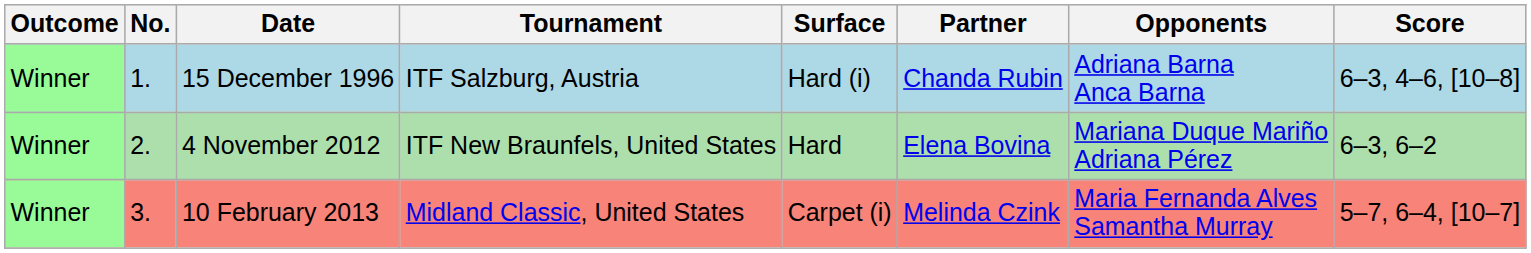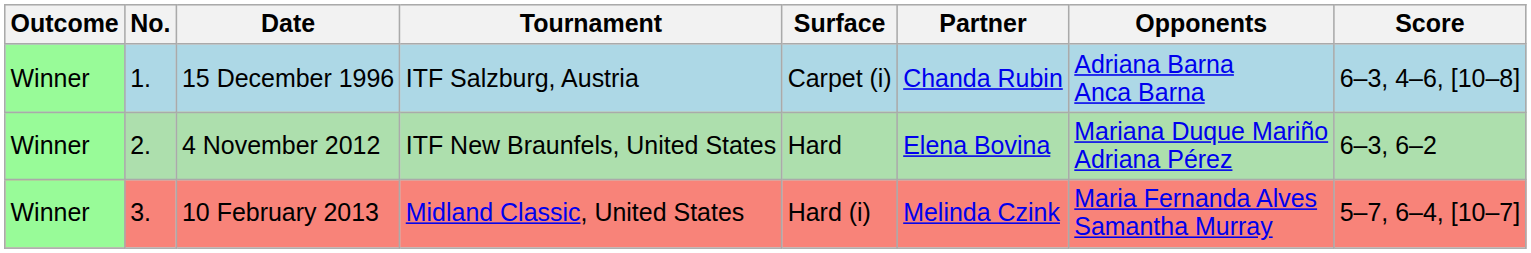(829, 77) Hard (i) -> (840, 77) Carpet (i)
(840, 213) Carpet (i) -> (829, 213) Hard (i)
